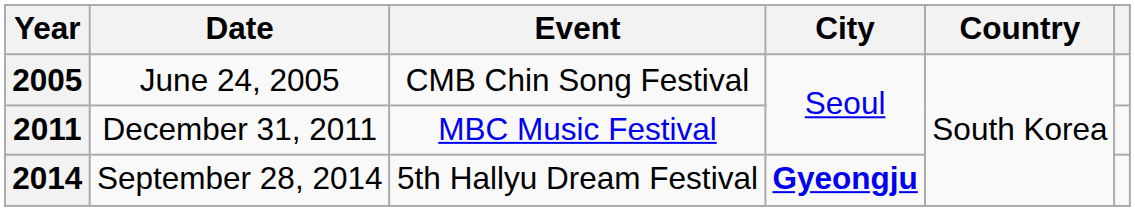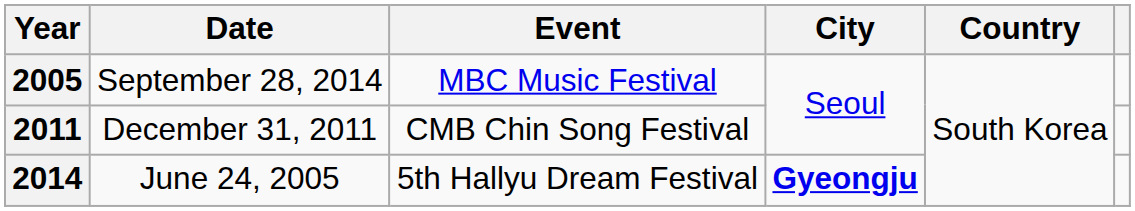(240, 79) June 24, 2005 -> (240, 79) September 28, 2014
(578, 79) CMB Chin Song Festival -> (578, 79) MBC Music Festival
(578, 129) MBC Music Festival -> (578, 129) CMB Chin Song Festival
(240, 179) September 28, 2014 -> (240, 179) June 24, 2005
